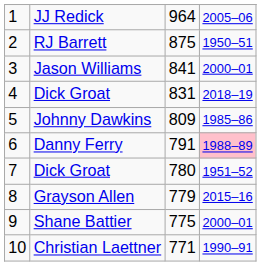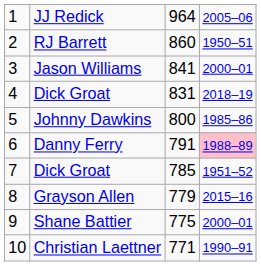(182, 42) 875 -> (182, 42) 860
(182, 119) 809 -> (182, 119) 800
(182, 171) 780 -> (182, 171) 785
